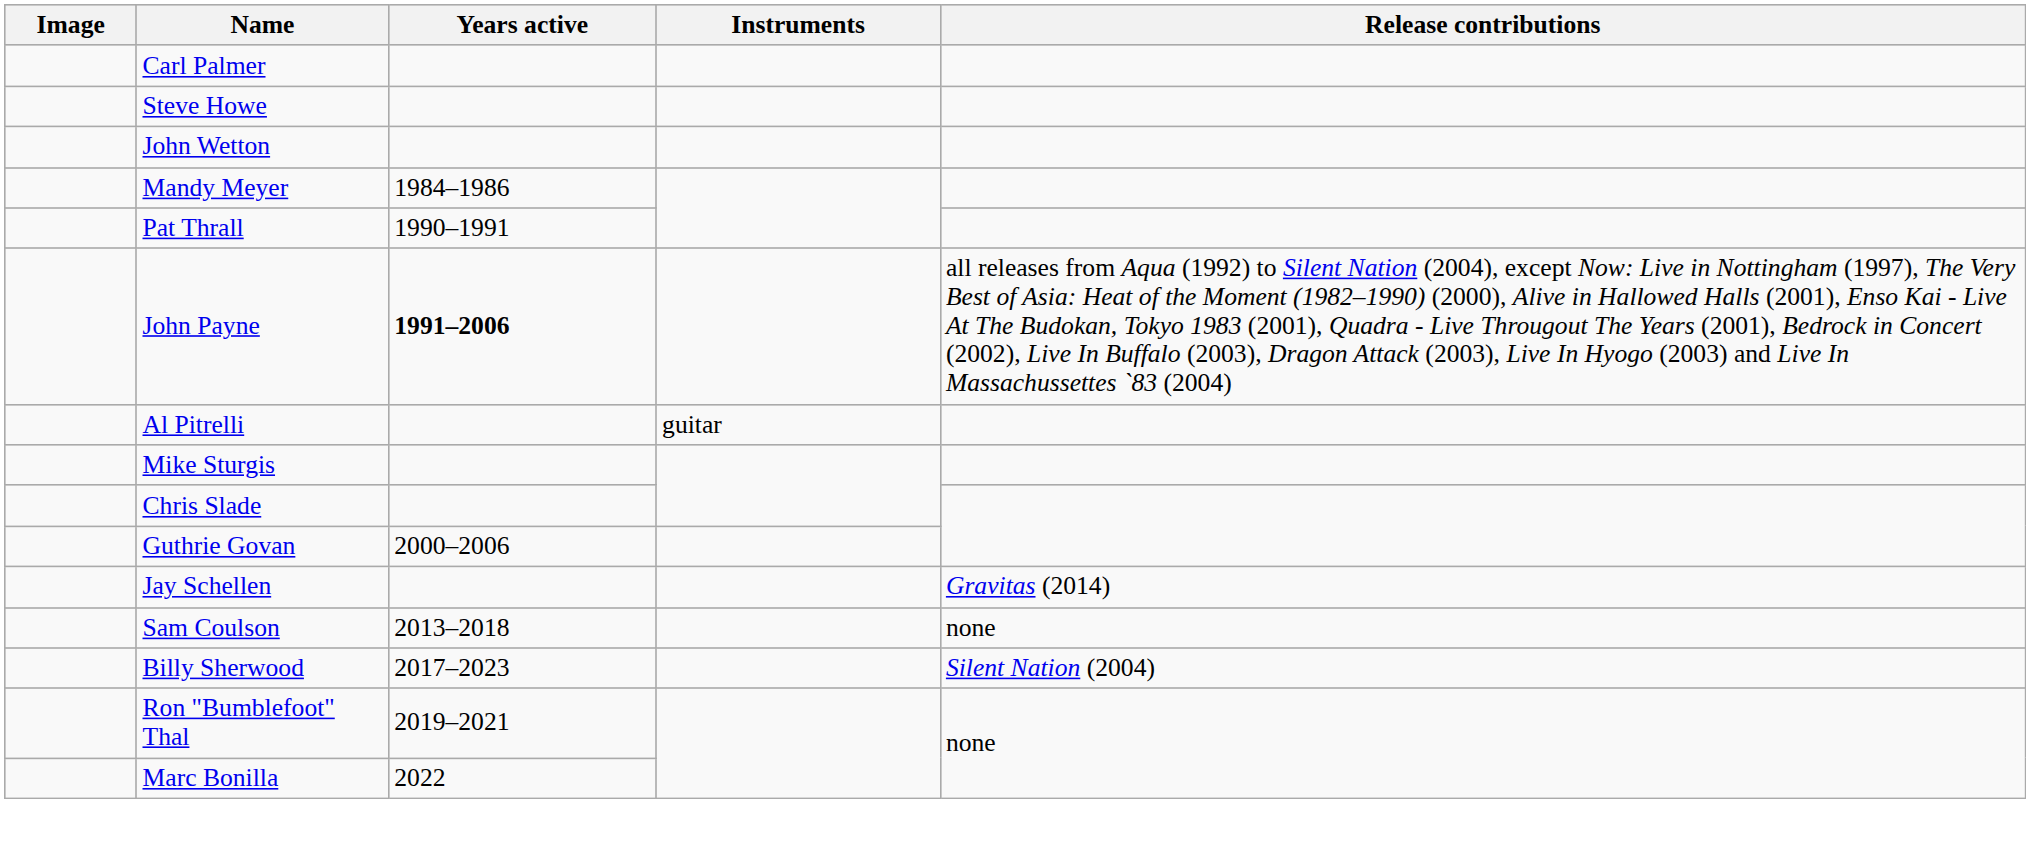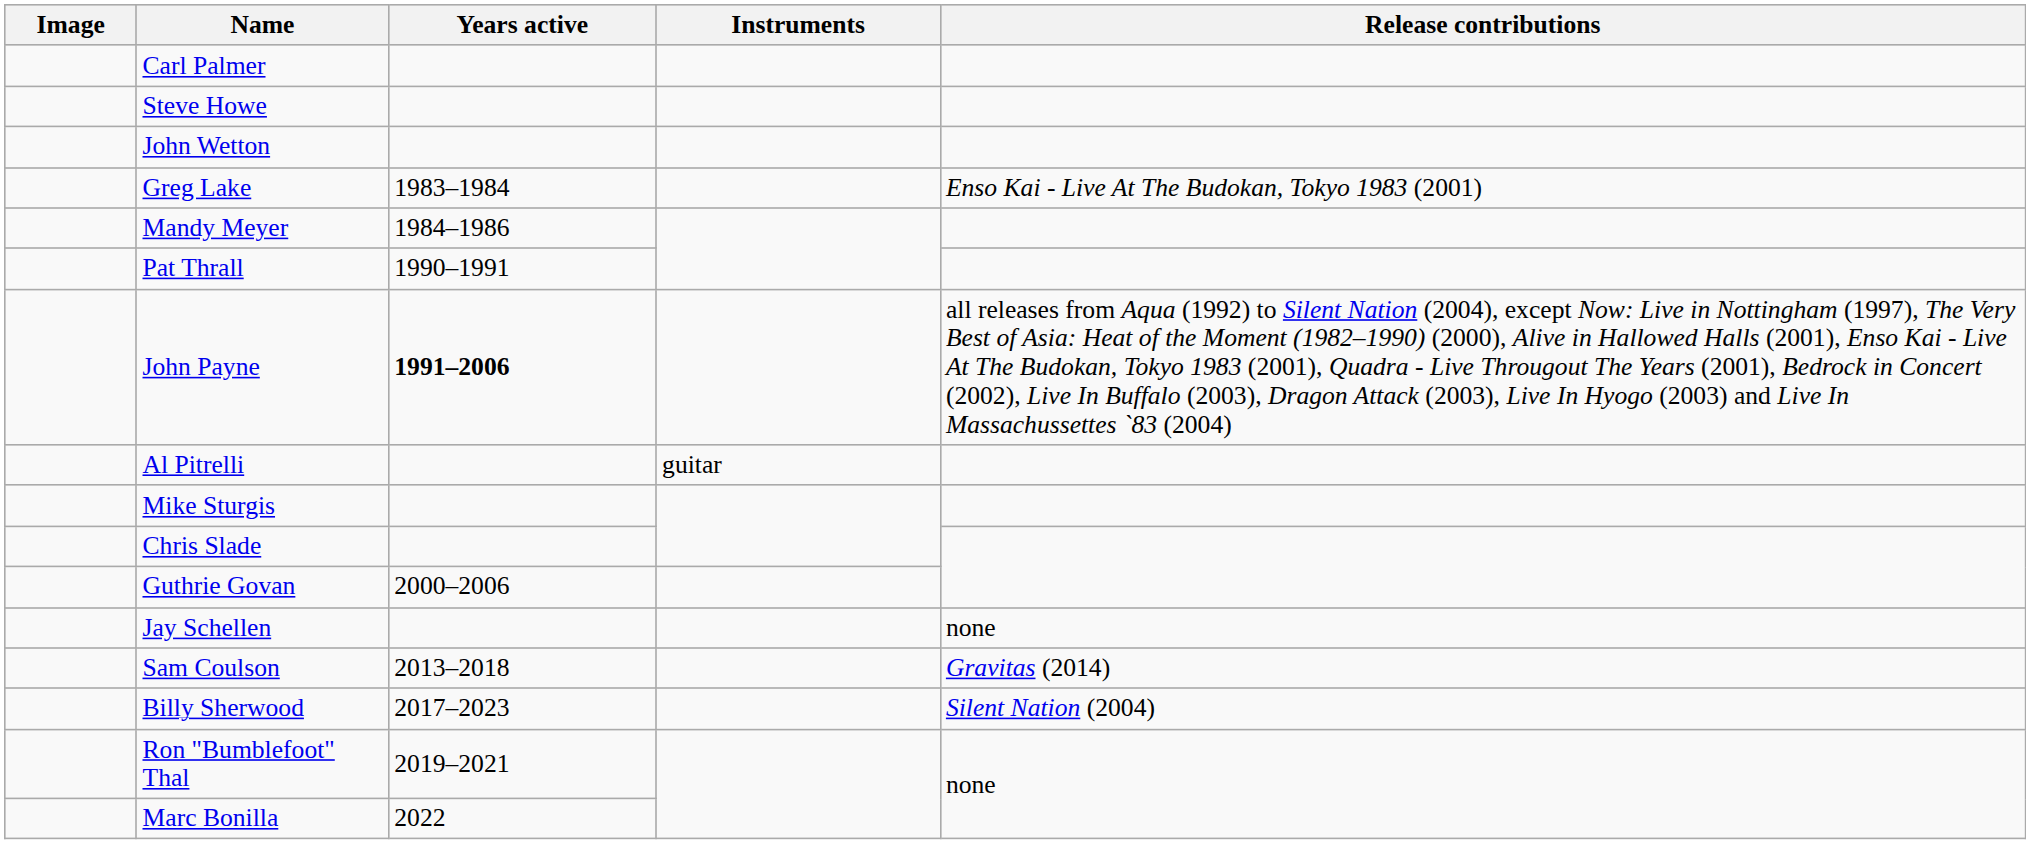+ row: (197, 187)
(1028, 586) Gravitas (2014) -> (971, 627) none
(971, 627) none -> (1028, 667) Gravitas (2014)
